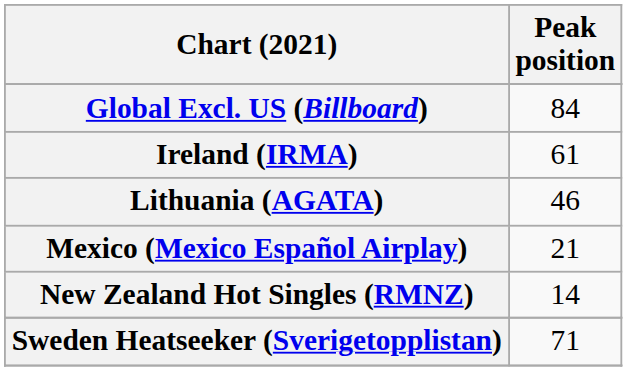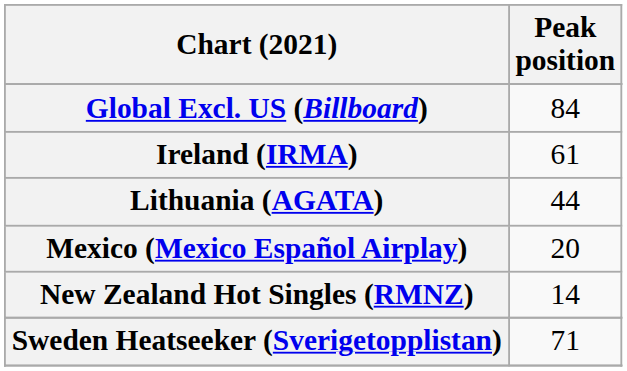(565, 201) 46 -> (565, 201) 44
(565, 247) 21 -> (565, 247) 20
